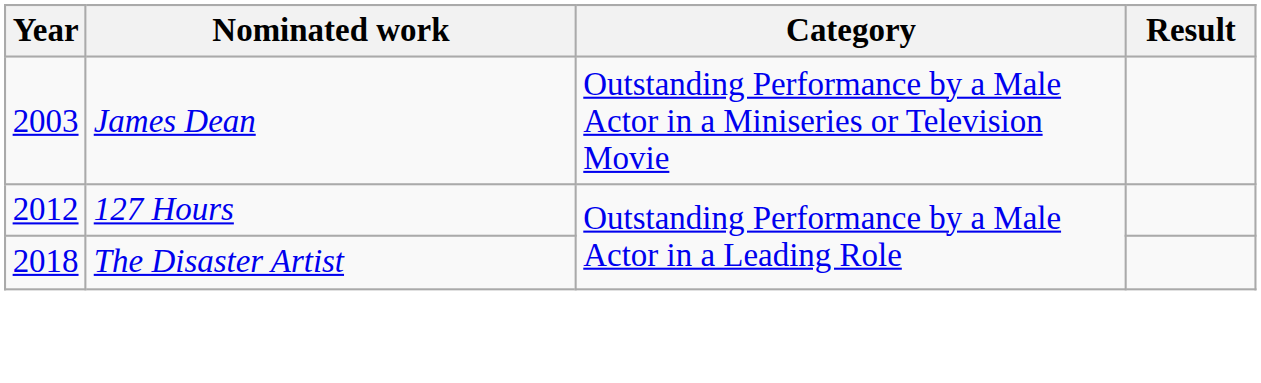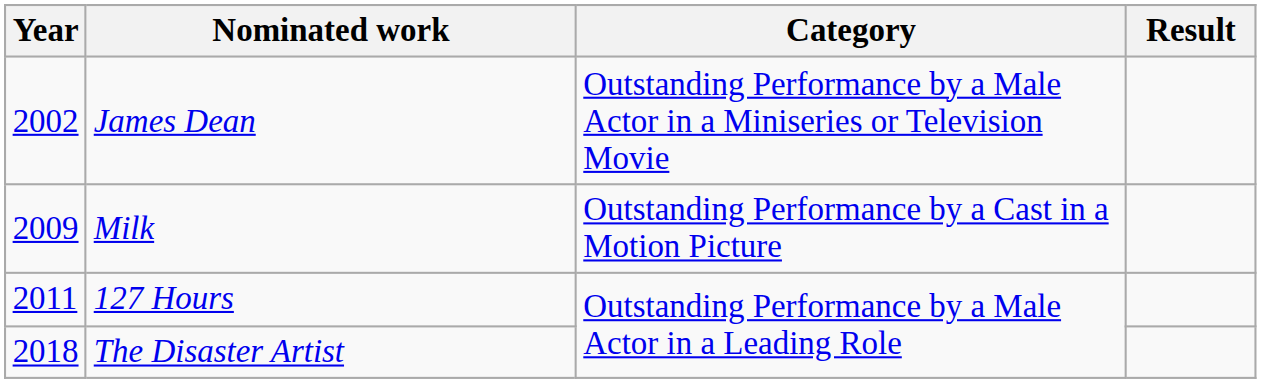(46, 119) 2003 -> (46, 119) 2002
+ row: (124, 227)
(46, 209) 2012 -> (45, 298) 2011
